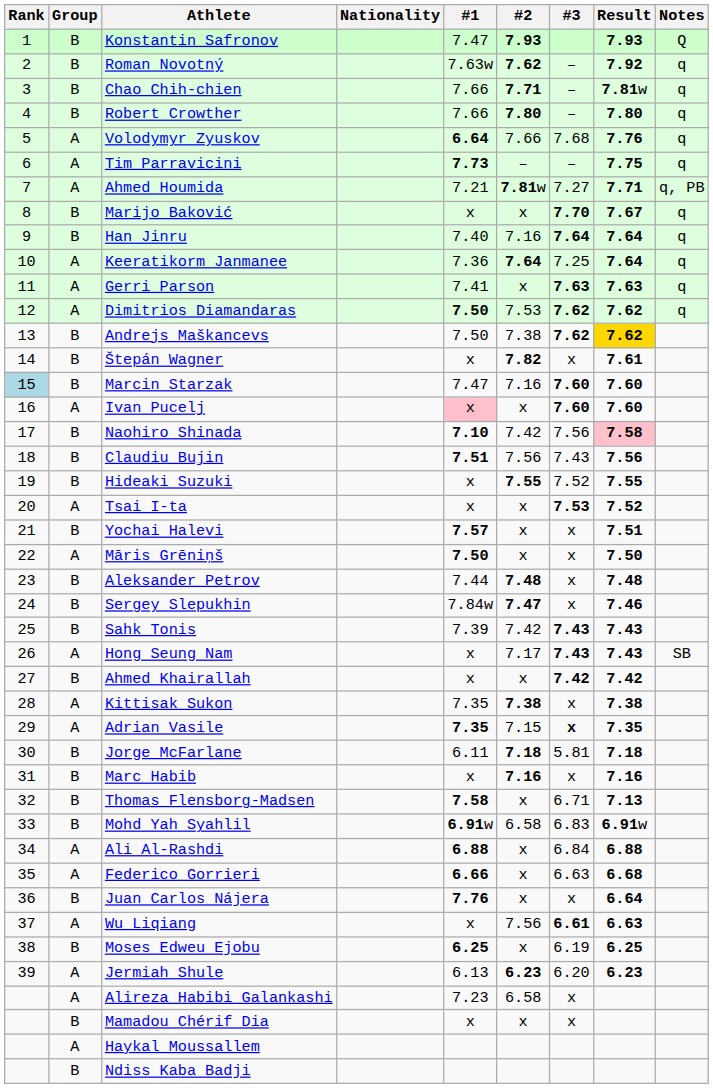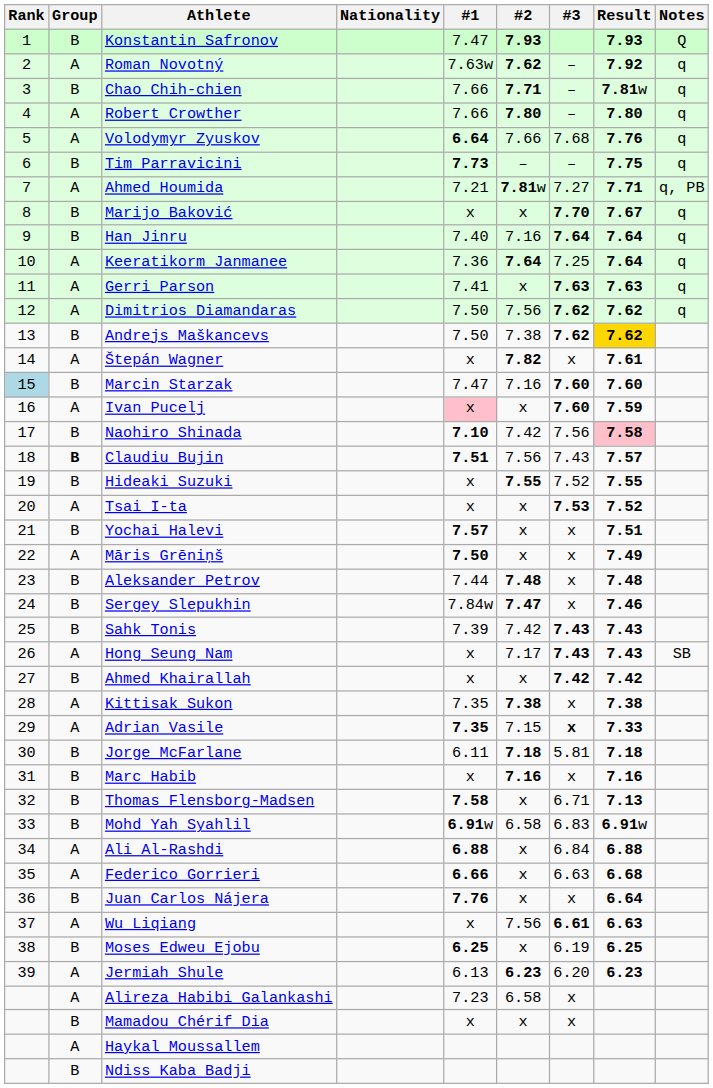(75, 66) B -> (75, 66) A
(75, 115) B -> (75, 115) A
(75, 164) A -> (75, 164) B
(470, 311) bold -> (470, 311) normal
(523, 311) 7.53 -> (523, 311) 7.56
(75, 361) B -> (75, 361) A
(624, 410) 7.60 -> (624, 410) 7.59
(75, 459) normal -> (75, 459) bold
(624, 459) 7.56 -> (624, 459) 7.57
(624, 557) 7.50 -> (624, 557) 7.49
(624, 728) 7.35 -> (624, 728) 7.33
